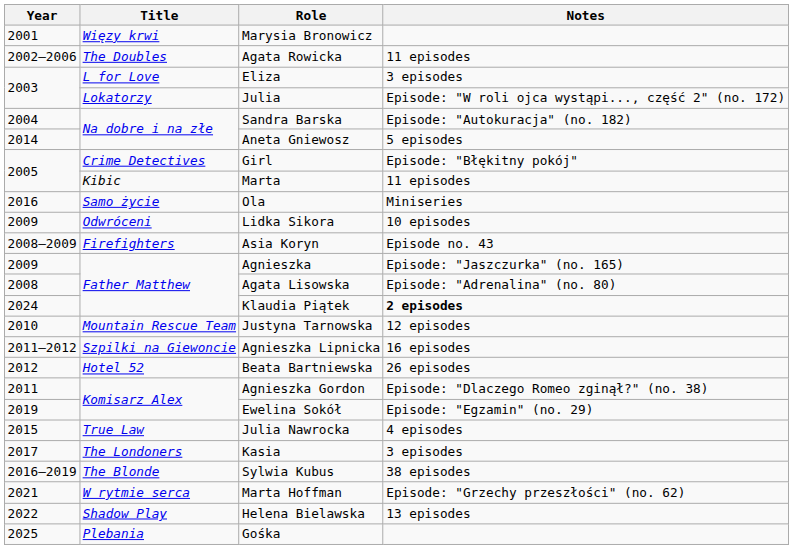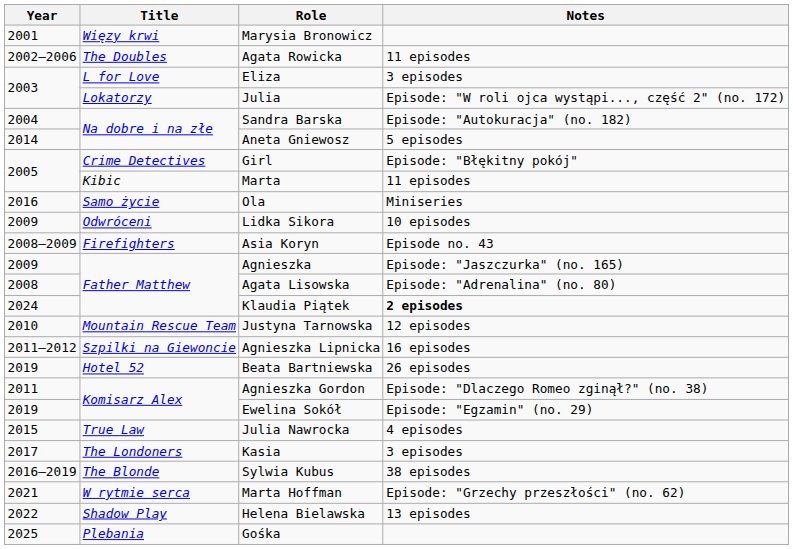(23, 368) 2012 -> (23, 368) 2019
